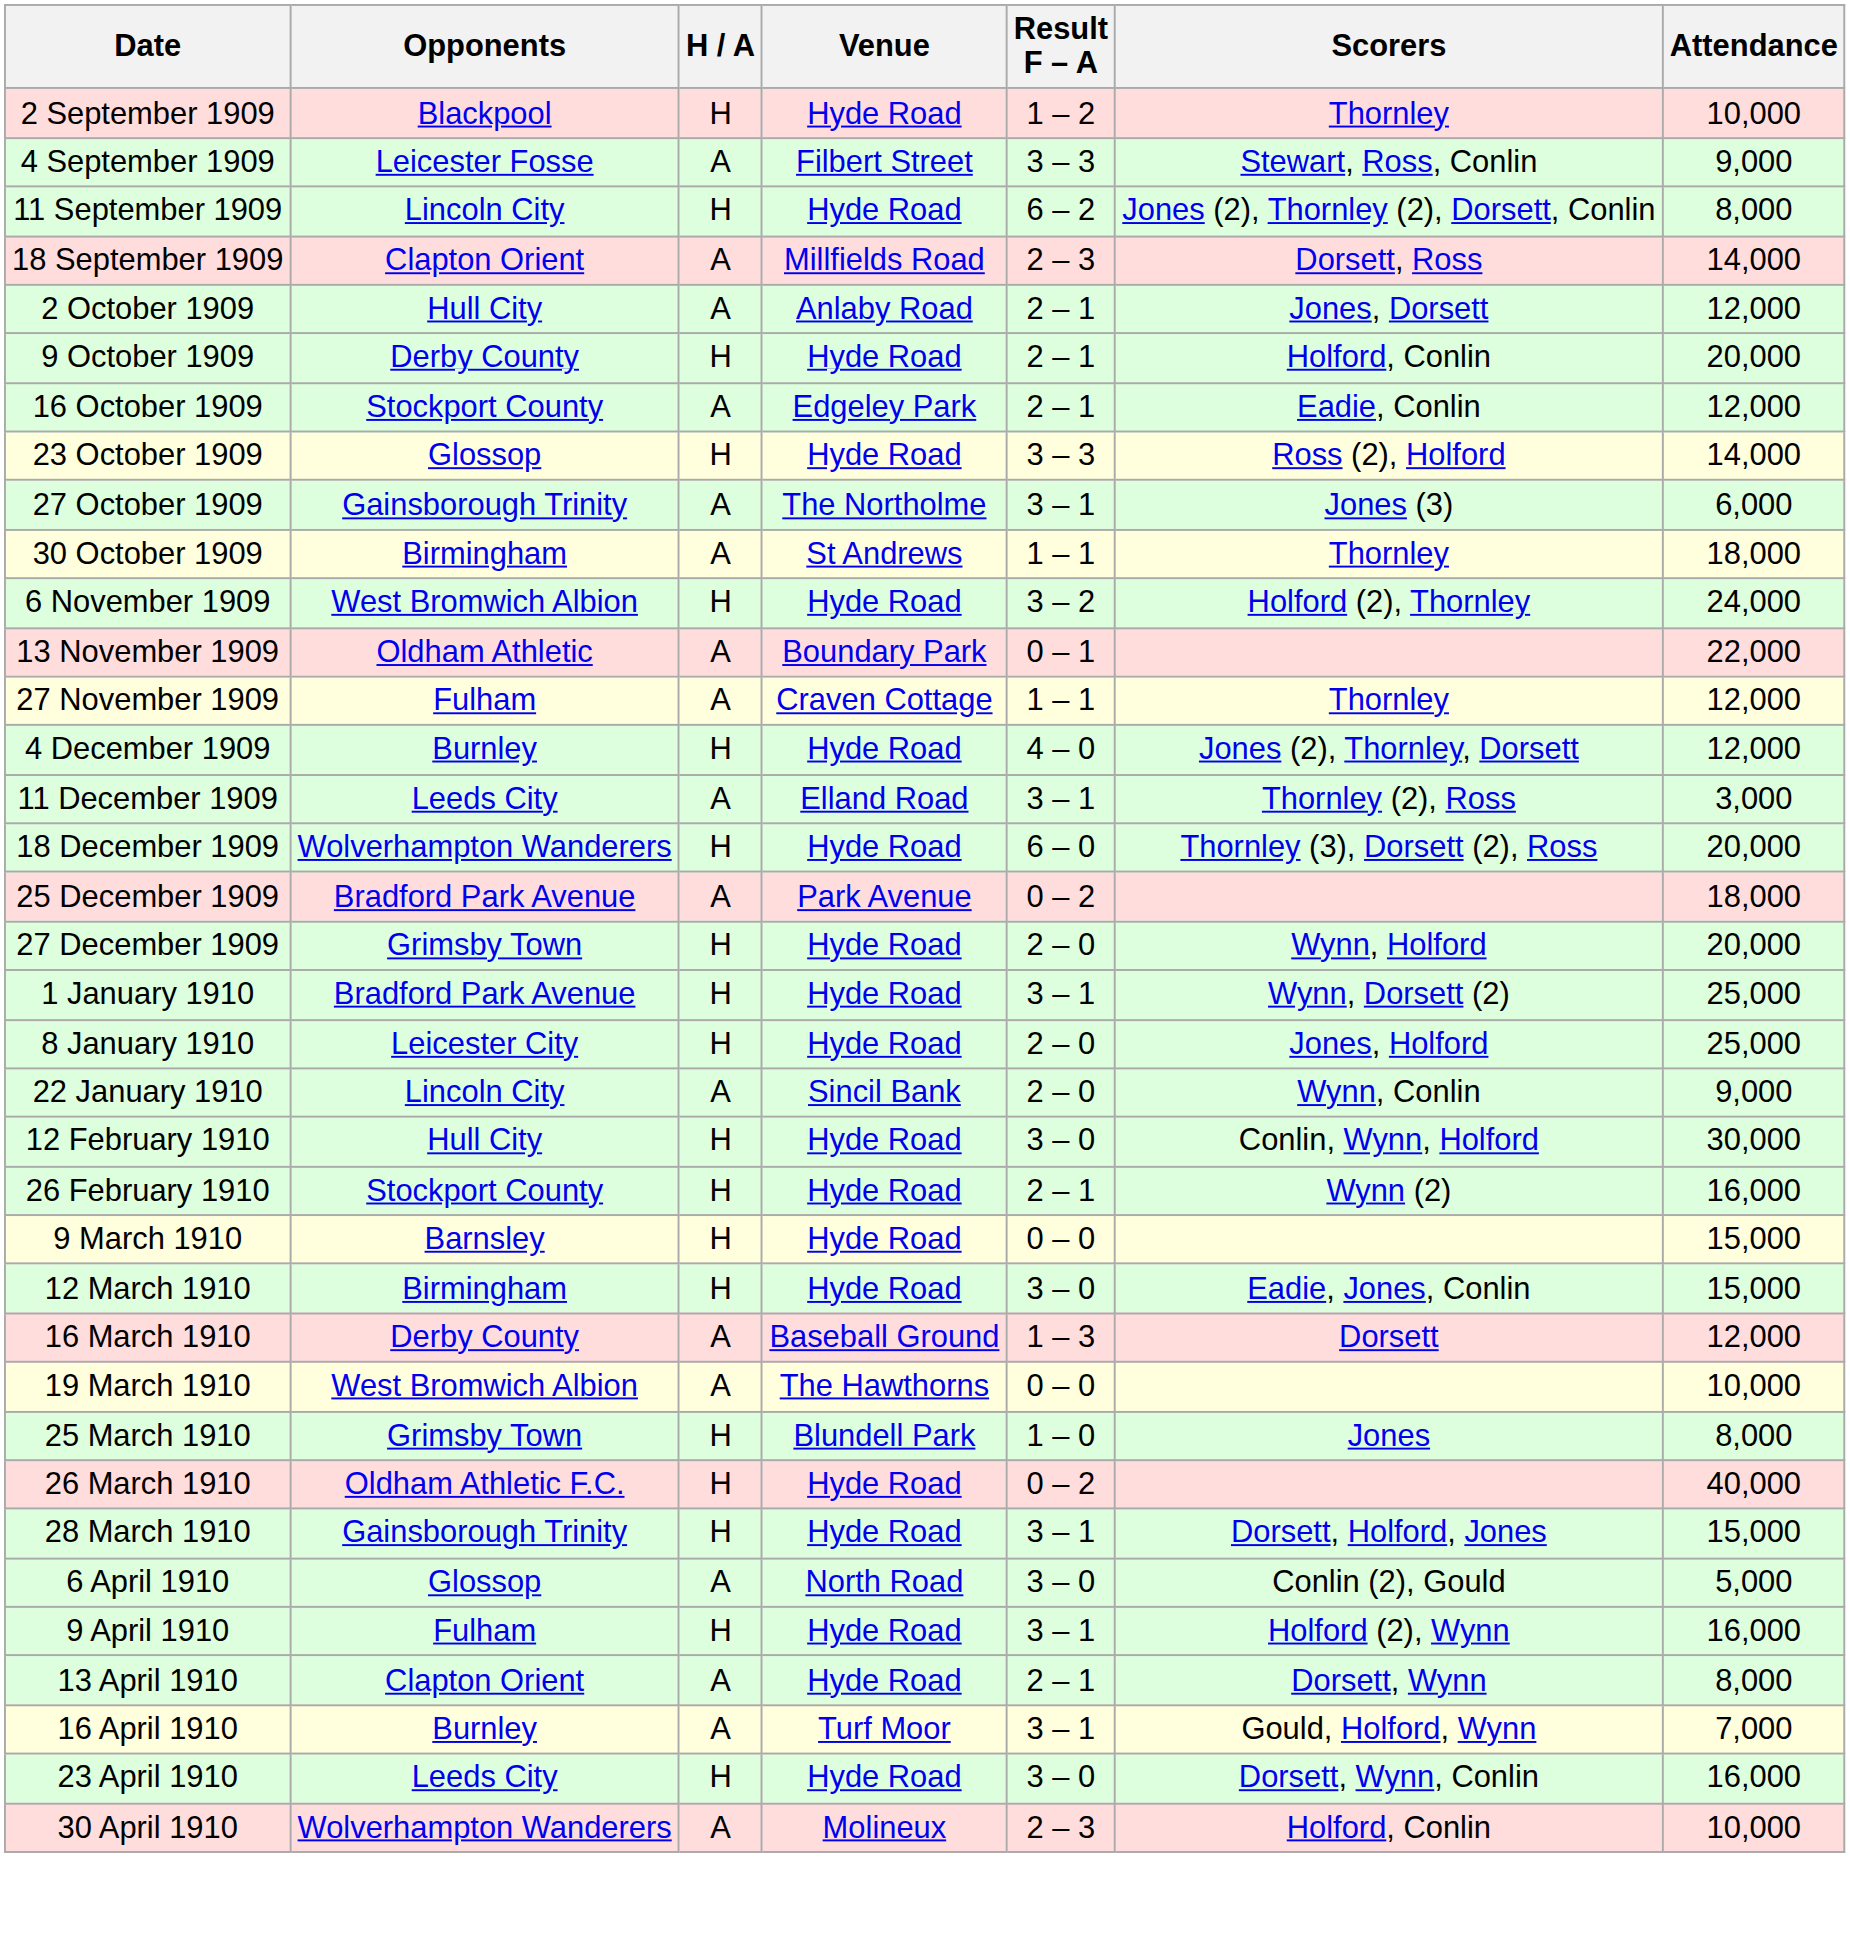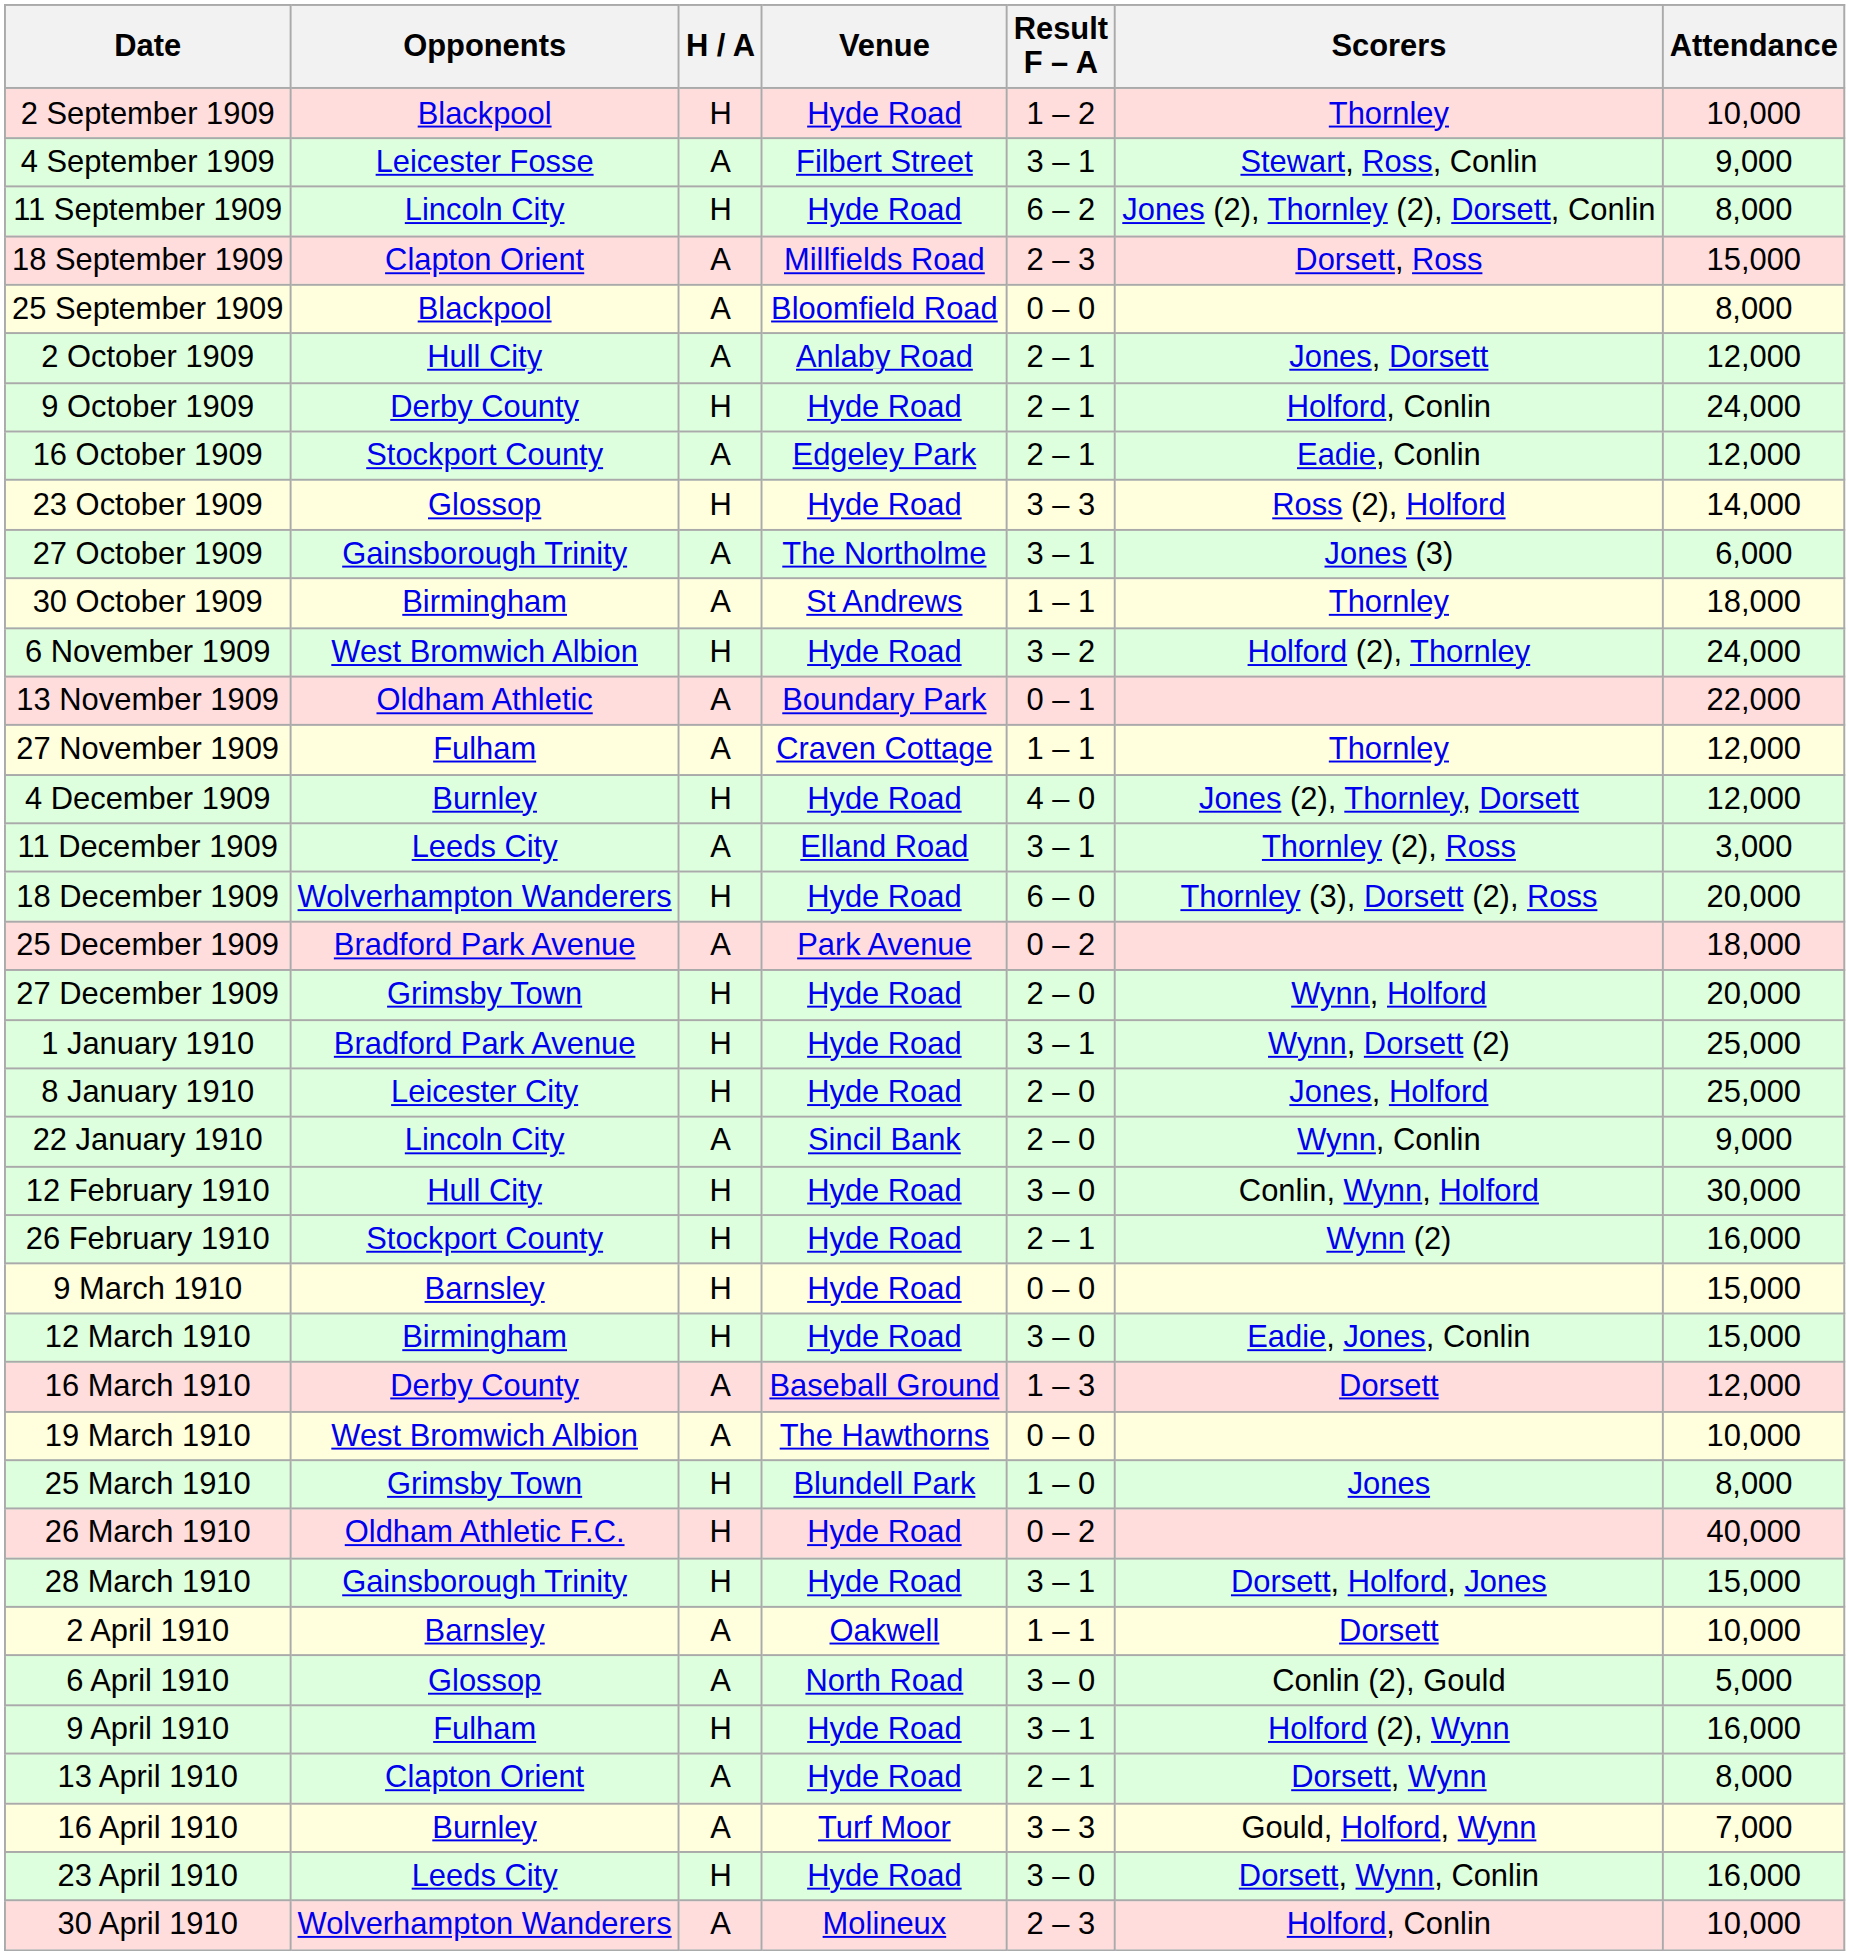(1061, 161) 3 – 3 -> (1061, 161) 3 – 1
(1754, 259) 14,000 -> (1754, 259) 15,000
+ row: (148, 308)
(1754, 357) 20,000 -> (1754, 406) 24,000
+ row: (148, 1630)
(1061, 1728) 3 – 1 -> (1061, 1826) 3 – 3
